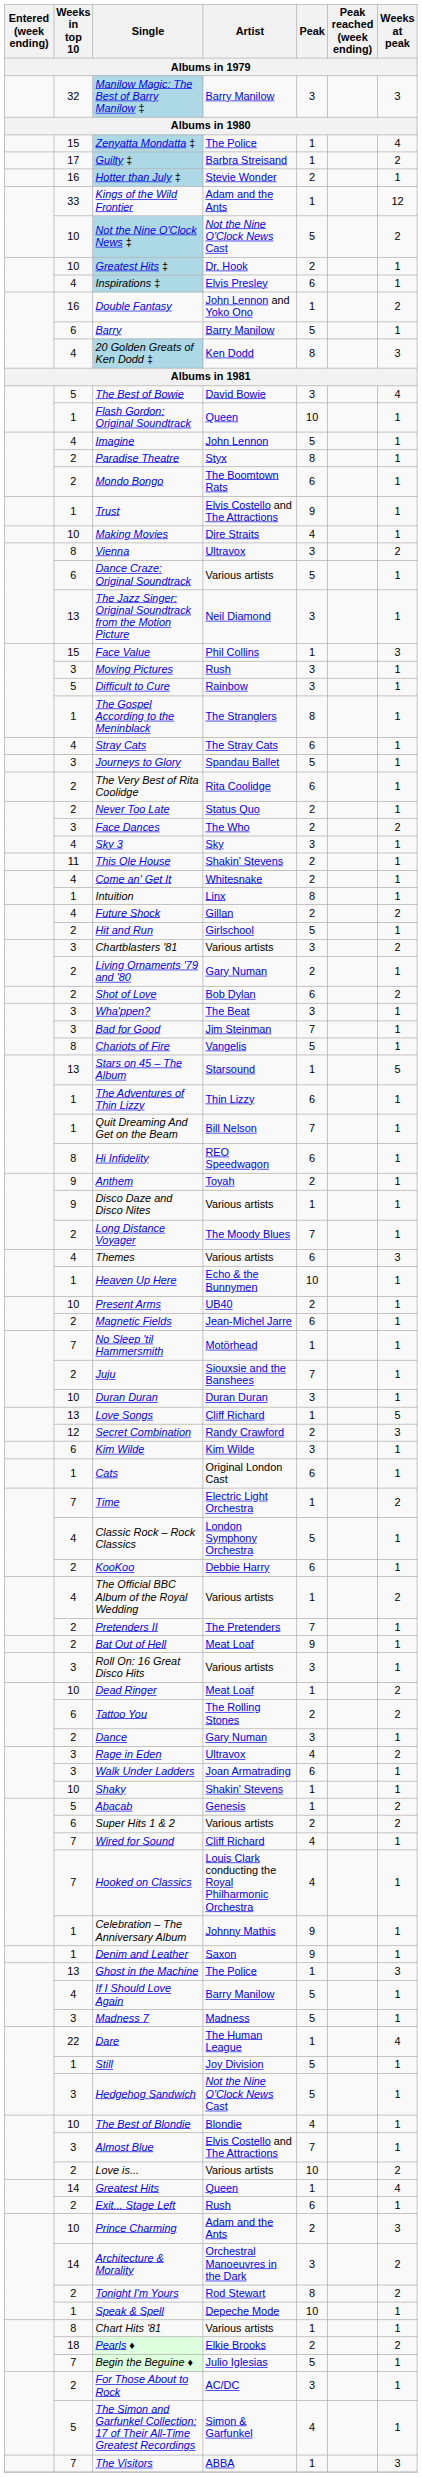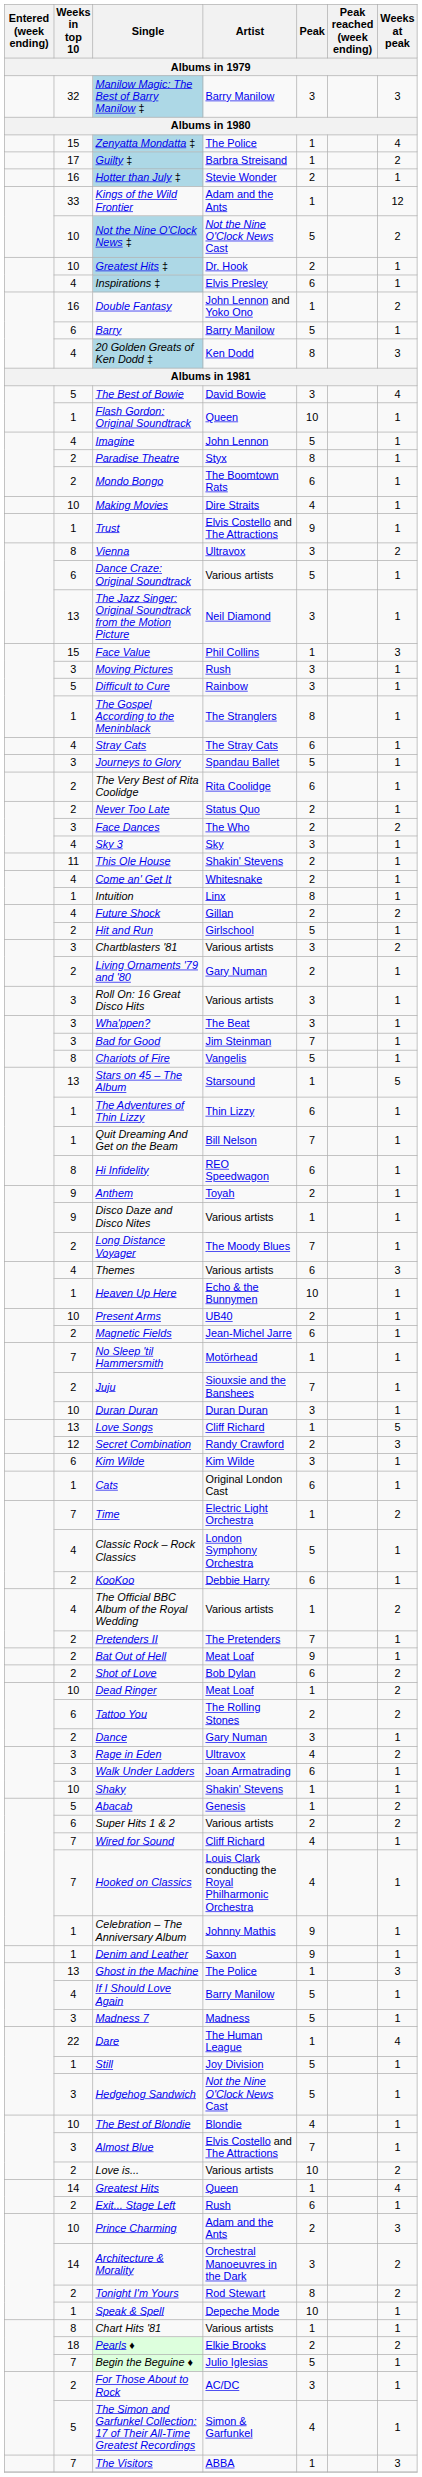rows swapped: (107, 511) <-> (132, 534)
rows swapped: (138, 1667) <-> (126, 994)
